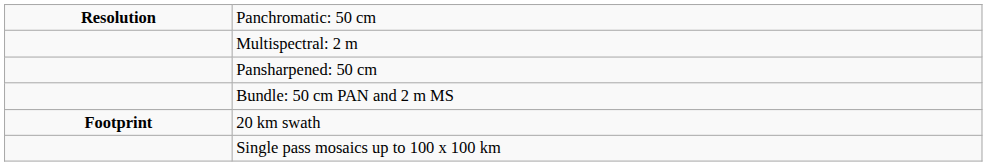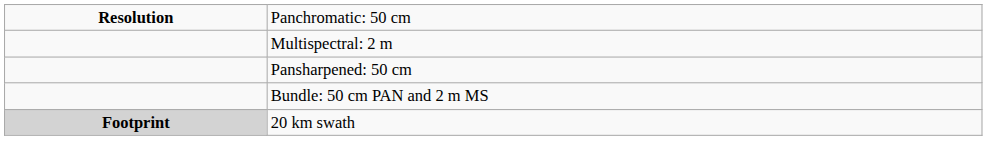(118, 122) no background -> (136, 122) lightgrey background
- row: (368, 148)
